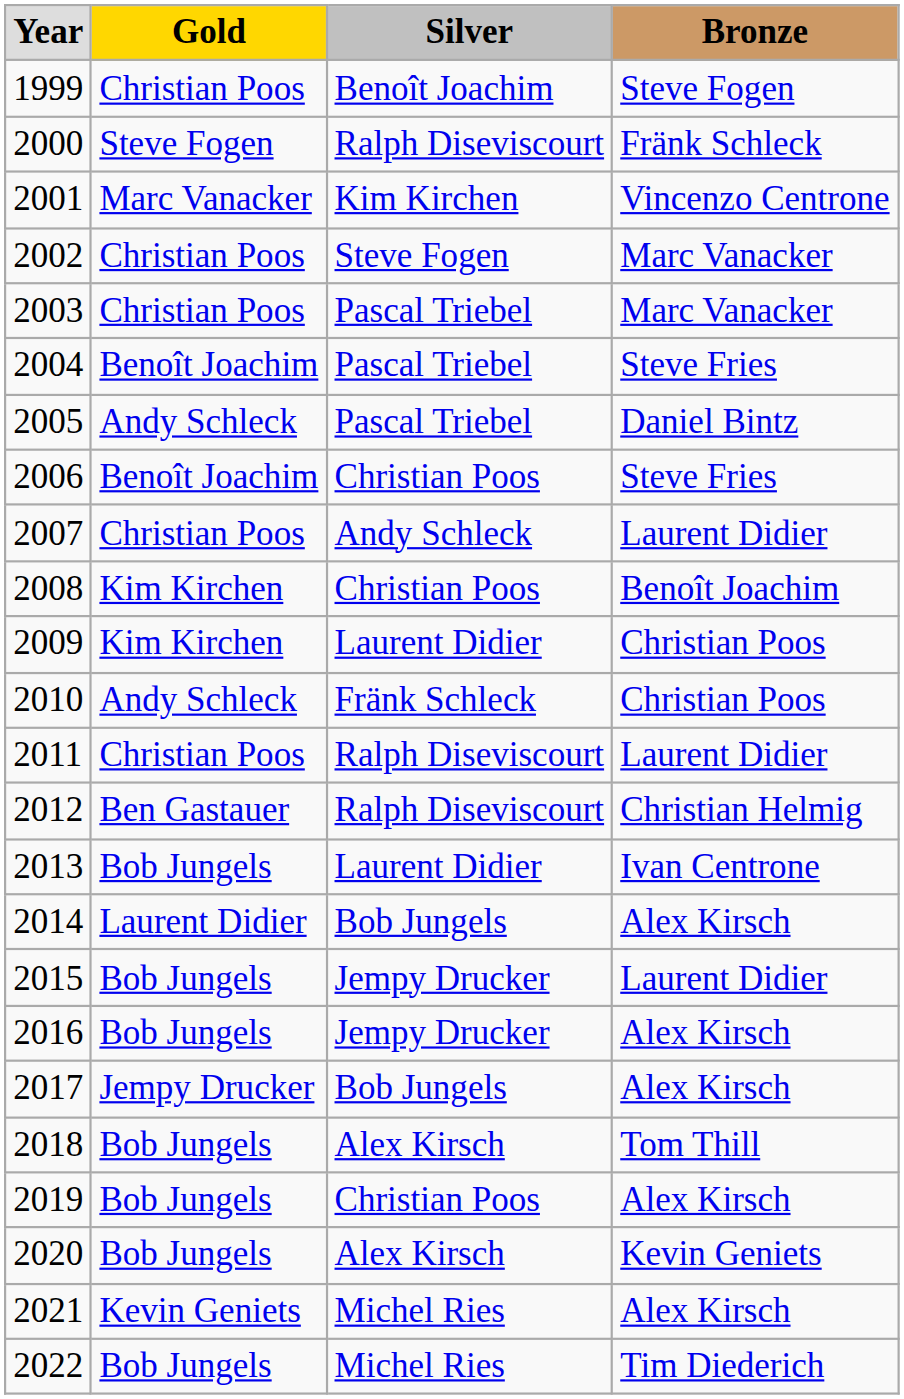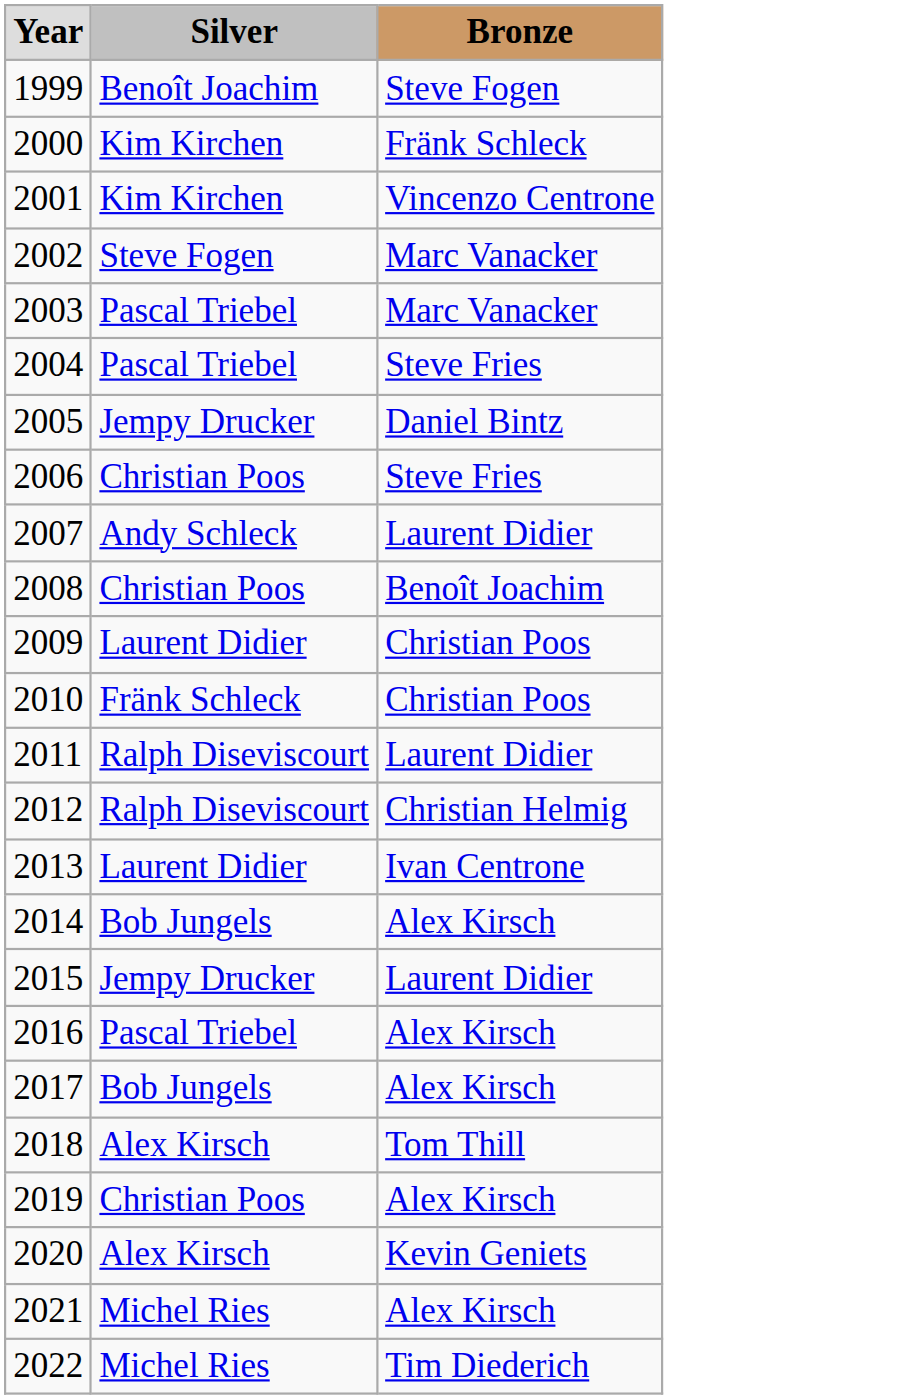- column: (209, 32)
(469, 143) Ralph Diseviscourt -> (191, 143) Kim Kirchen
(433, 421) Pascal Triebel -> (207, 421) Jempy Drucker
(442, 1032) Jempy Drucker -> (198, 1032) Pascal Triebel
